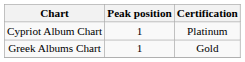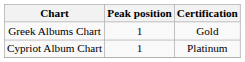rows swapped: (55, 48) <-> (55, 31)
